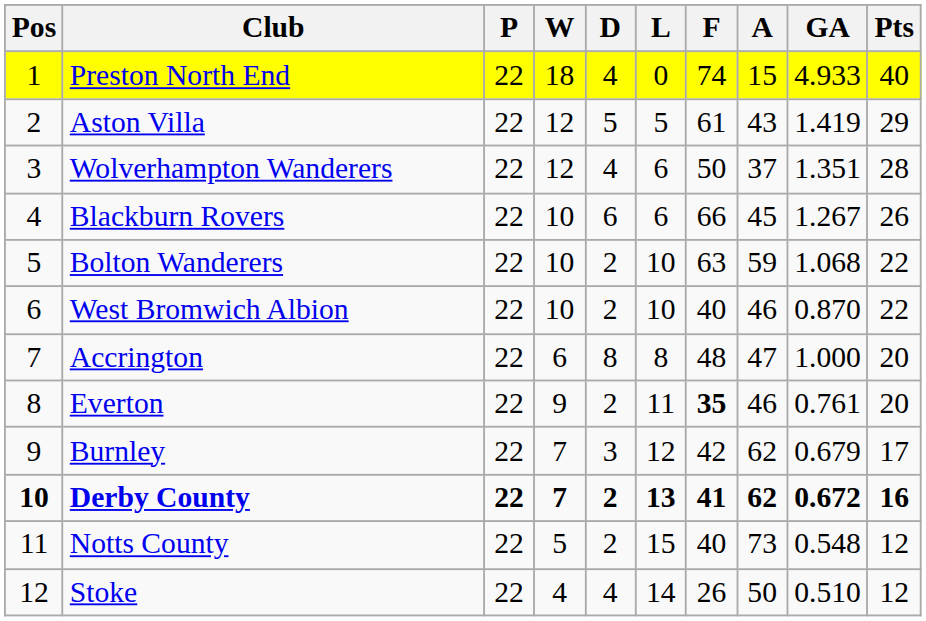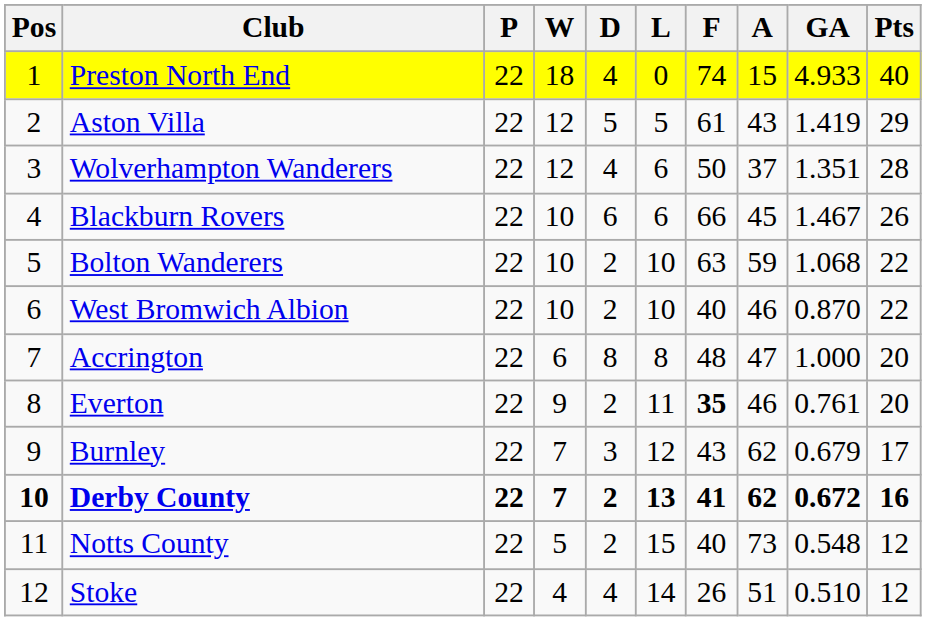(828, 215) 1.267 -> (828, 215) 1.467
(712, 450) 42 -> (712, 450) 43
(762, 591) 50 -> (762, 591) 51
